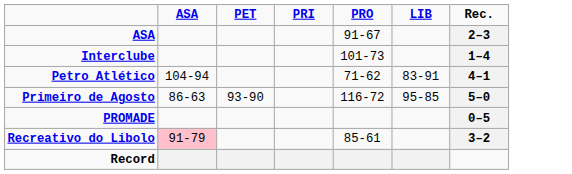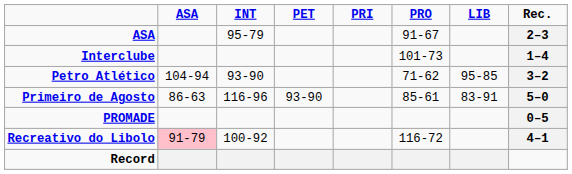+ column: (245, 15)
(421, 76) 83-91 -> (479, 76) 95-85
(479, 76) 4–1 -> (538, 76) 3–2
(362, 97) 116-72 -> (421, 97) 85-61
(421, 97) 95-85 -> (479, 97) 83-91
(362, 138) 85-61 -> (421, 138) 116-72
(479, 138) 3–2 -> (538, 138) 4–1
